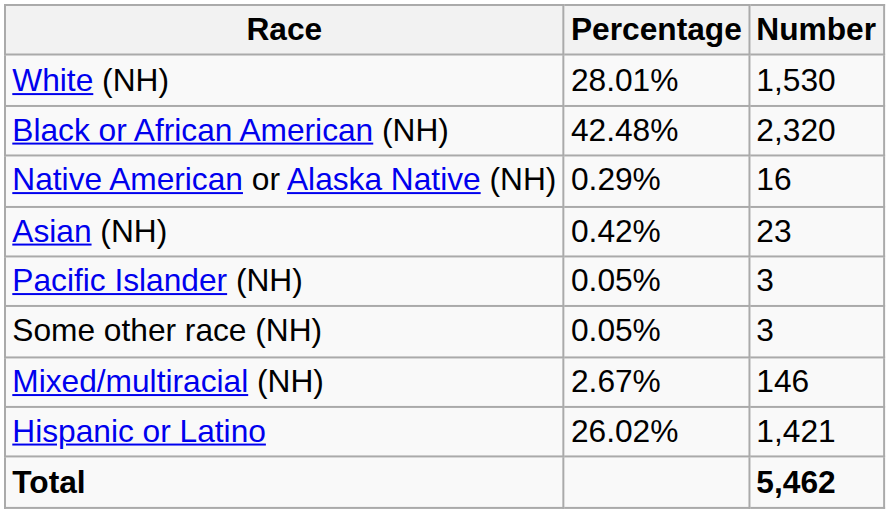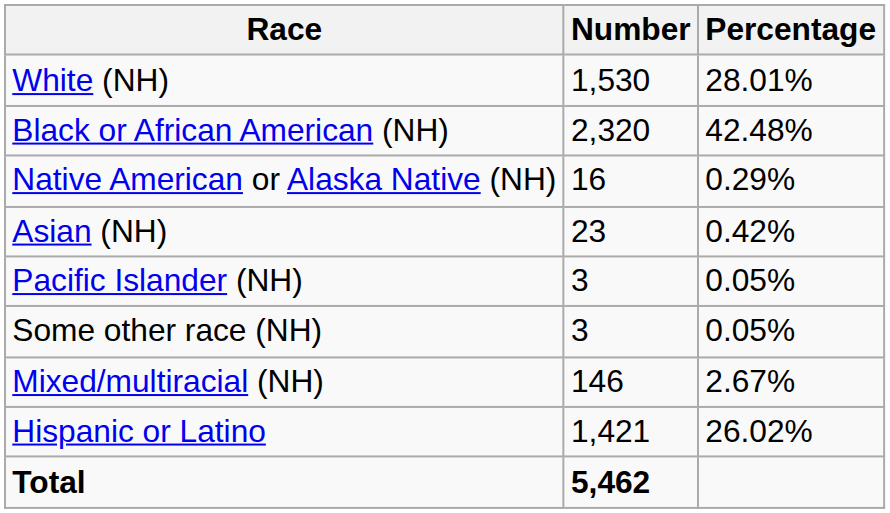columns swapped: (816, 29) <-> (656, 29)
